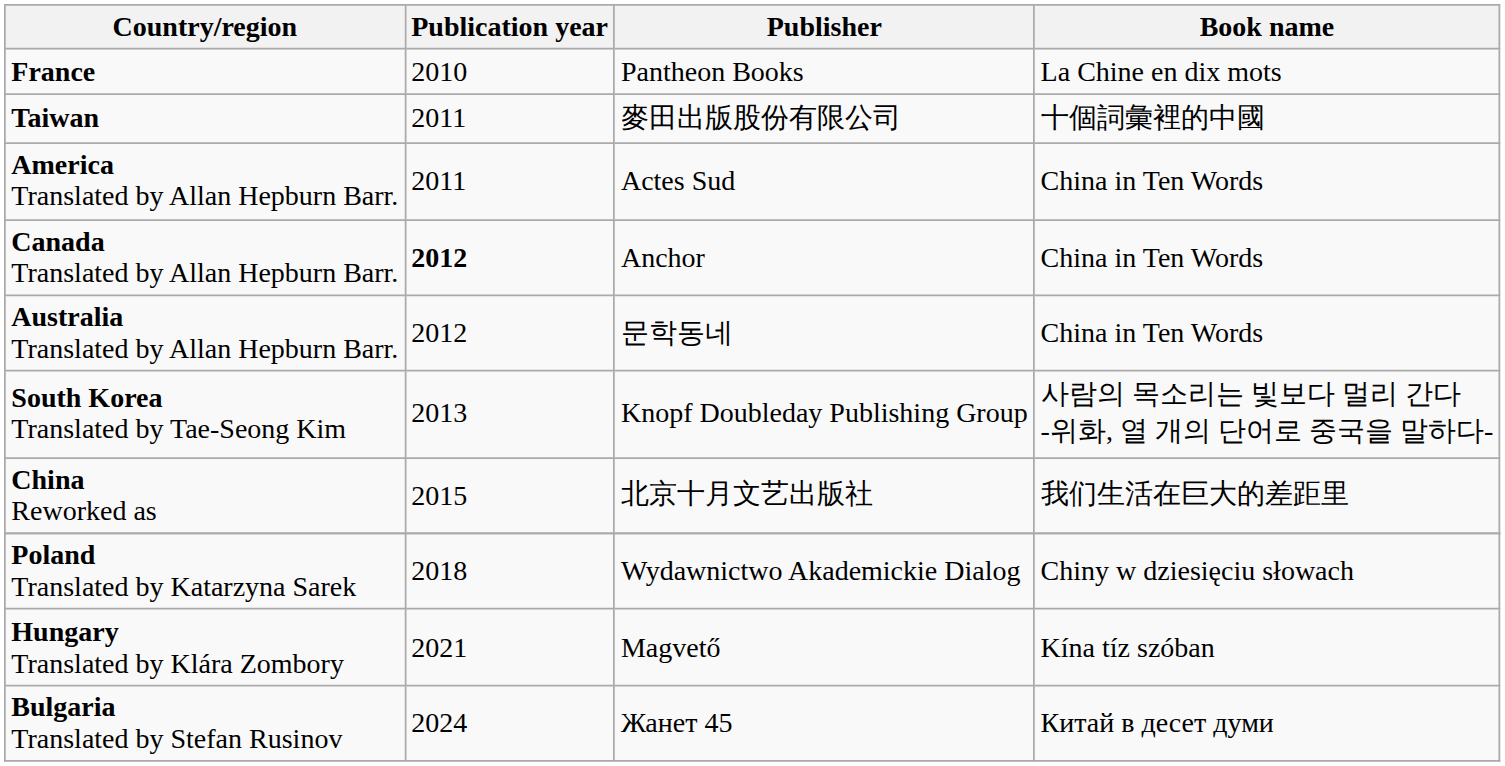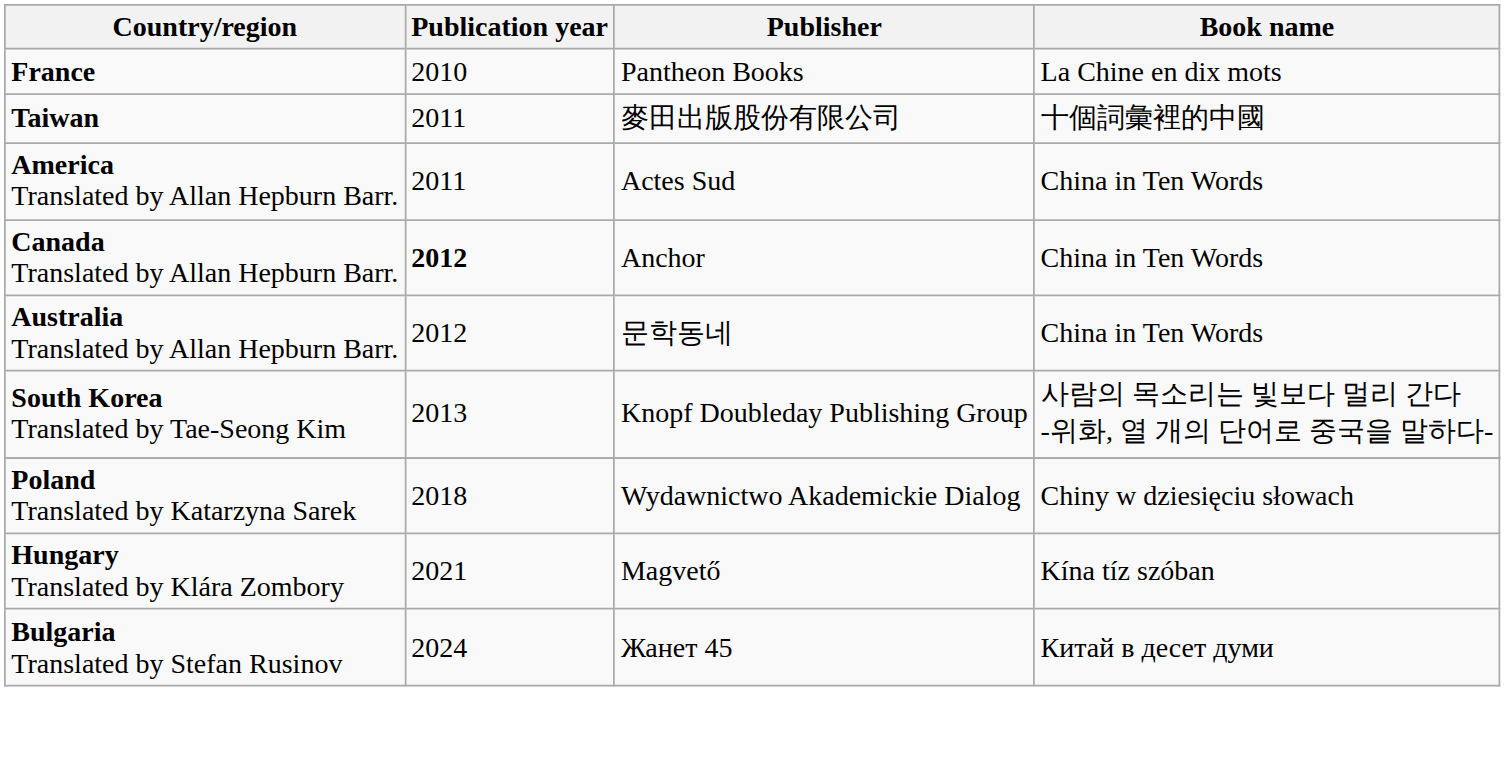- row: (84, 495)
